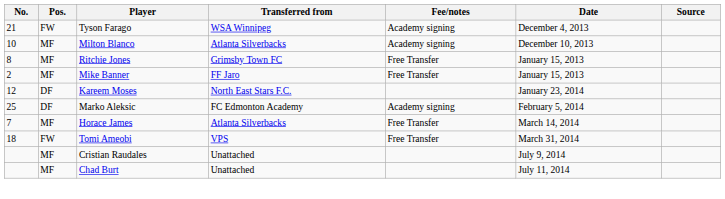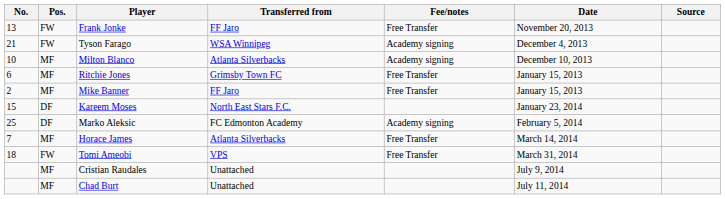+ row: (102, 28)
(9, 59) 8 -> (9, 75) 6
(11, 91) 12 -> (11, 107) 15
